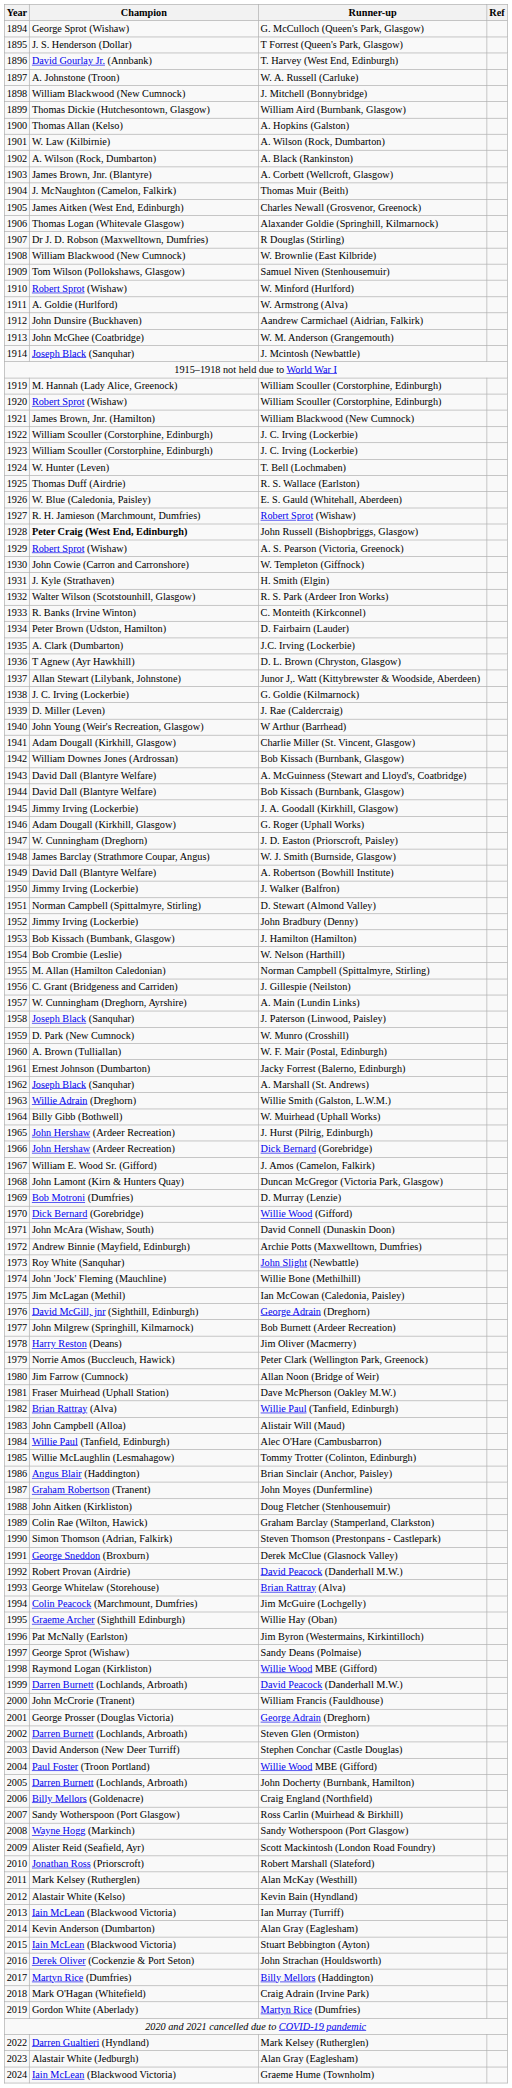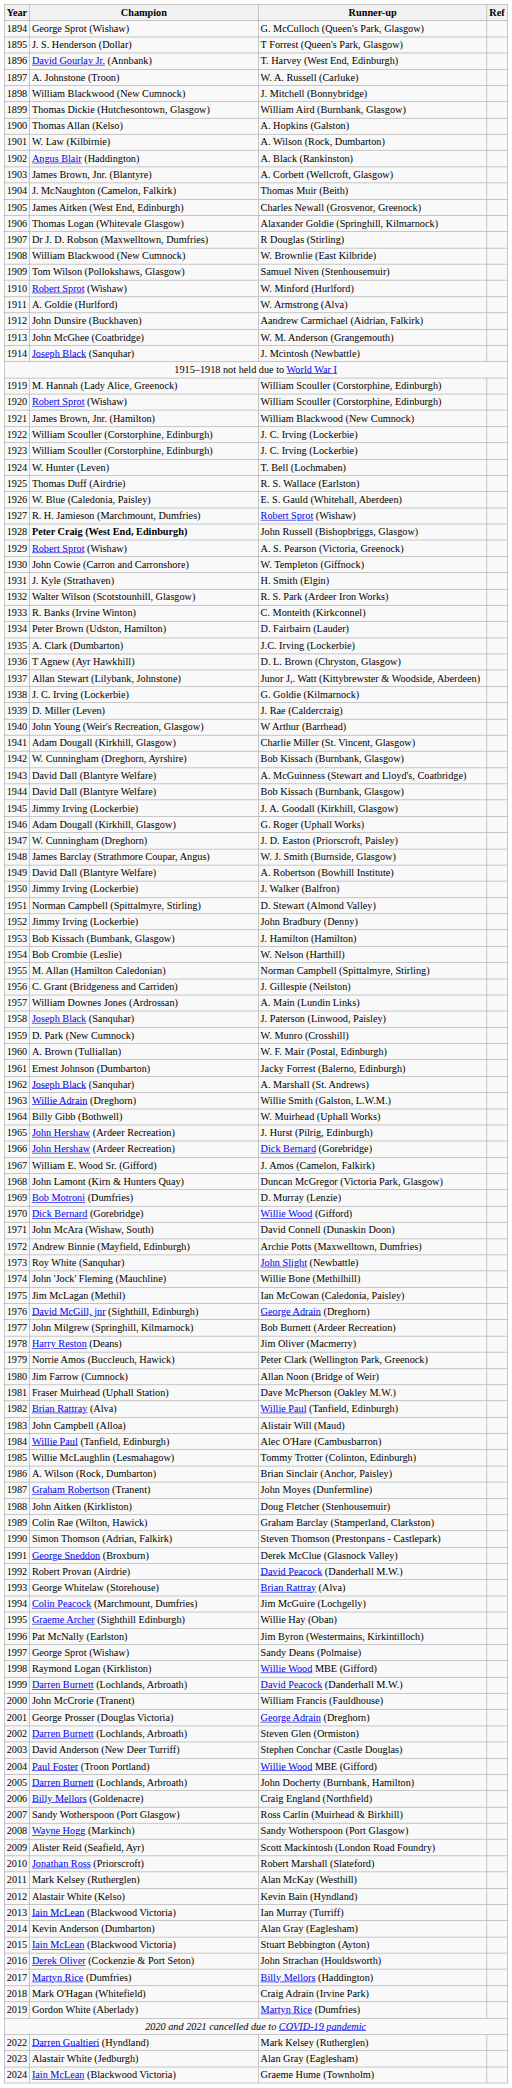(94, 158) A. Wilson (Rock, Dumbarton) -> (86, 158) Angus Blair (Haddington)
(105, 759) William Downes Jones (Ardrossan) -> (109, 759) W. Cunningham (Dreghorn, Ayrshire)
(109, 1003) W. Cunningham (Dreghorn, Ayrshire) -> (105, 1003) William Downes Jones (Ardrossan)
(86, 1474) Angus Blair (Haddington) -> (94, 1474) A. Wilson (Rock, Dumbarton)
